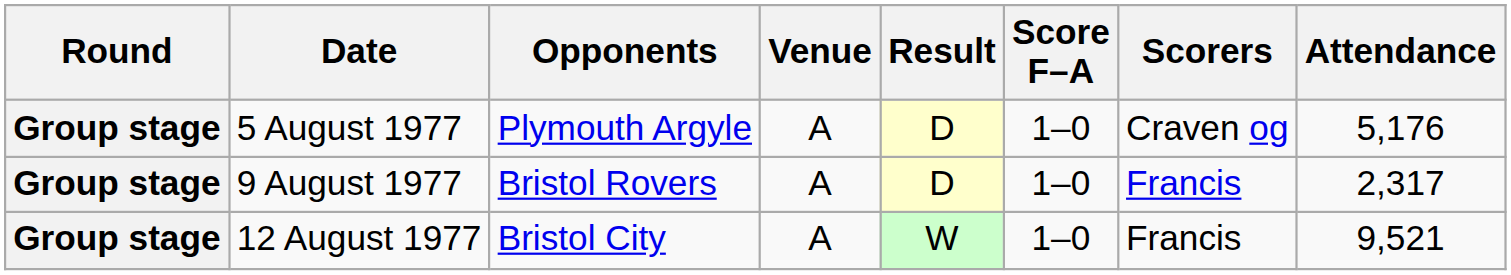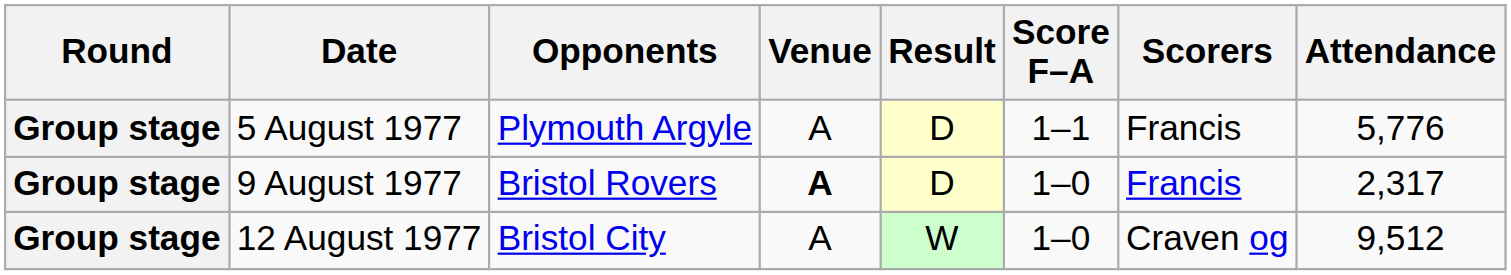(1061, 127) 1–0 -> (1061, 127) 1–1
(1207, 127) Craven og -> (1184, 127) Francis
(1401, 127) 5,176 -> (1401, 127) 5,776
(820, 183) normal -> (820, 183) bold
(1184, 239) Francis -> (1207, 239) Craven og
(1401, 239) 9,521 -> (1401, 239) 9,512
